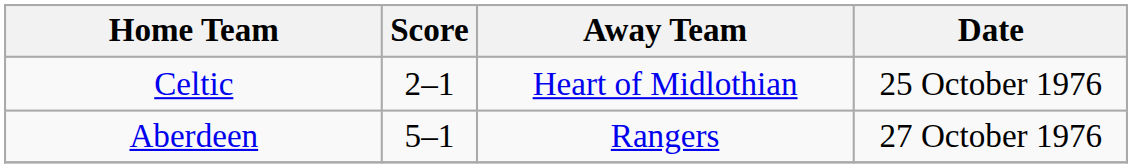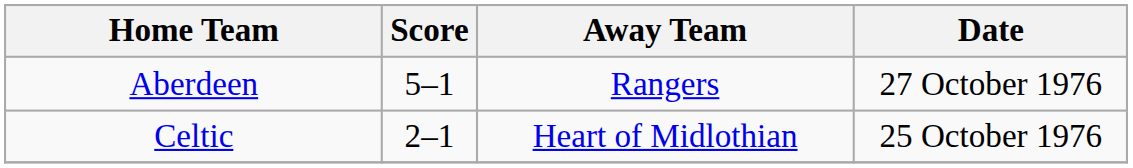rows swapped: (194, 135) <-> (194, 83)
